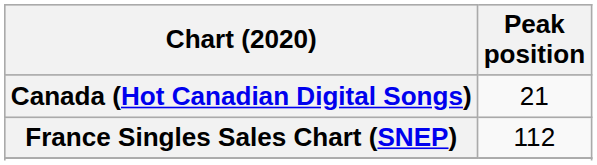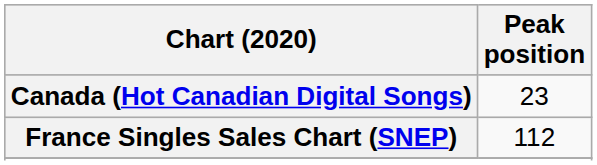(534, 95) 21 -> (534, 95) 23
